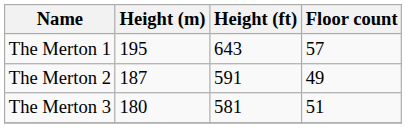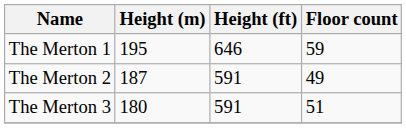(228, 48) 643 -> (228, 48) 646
(315, 48) 57 -> (315, 48) 59
(228, 107) 581 -> (228, 107) 591
